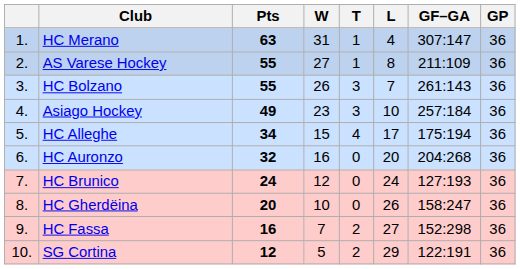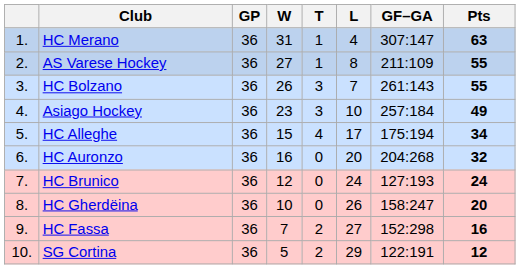columns swapped: (498, 16) <-> (268, 16)
